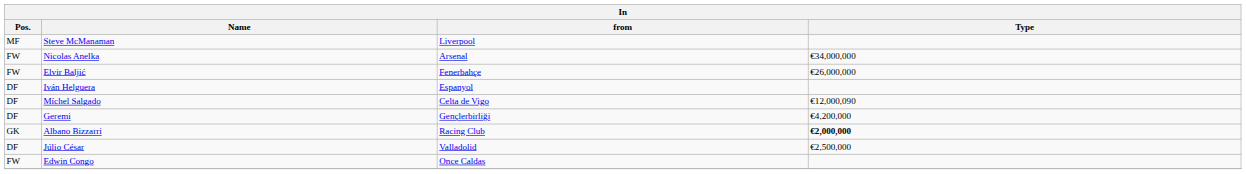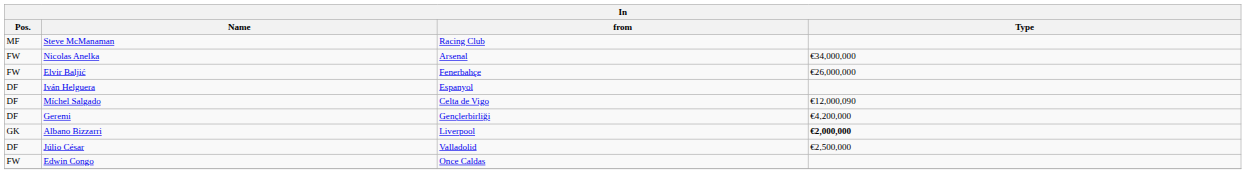(457, 42) Liverpool -> (462, 42) Racing Club
(462, 132) Racing Club -> (457, 132) Liverpool
